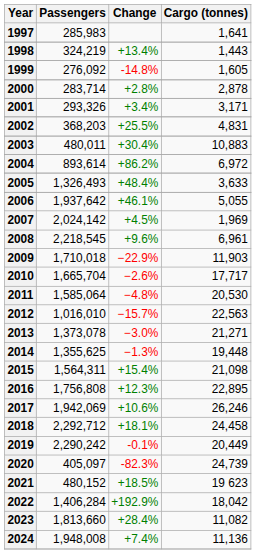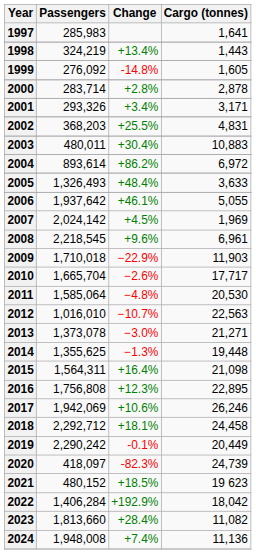(138, 314) −15.7% -> (138, 314) −10.7%
(138, 370) +15.4% -> (138, 370) +16.4%
(84, 464) 405,097 -> (84, 464) 418,097
